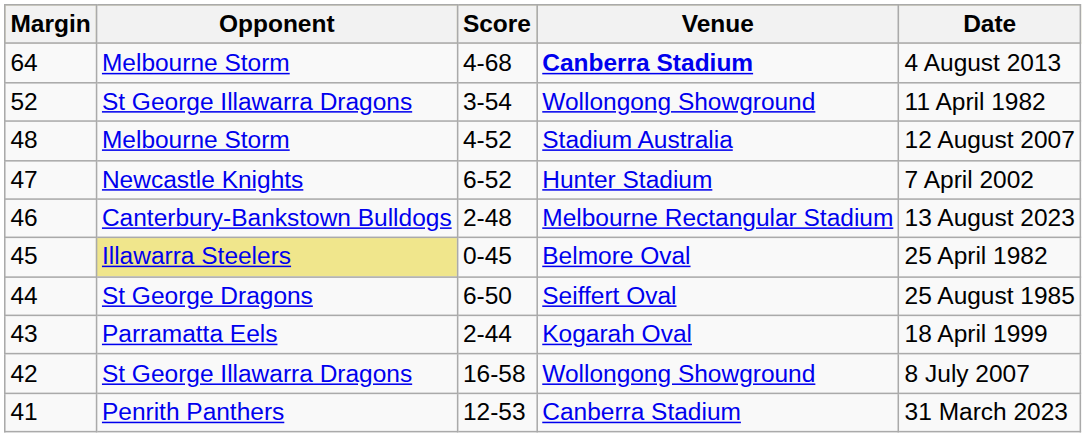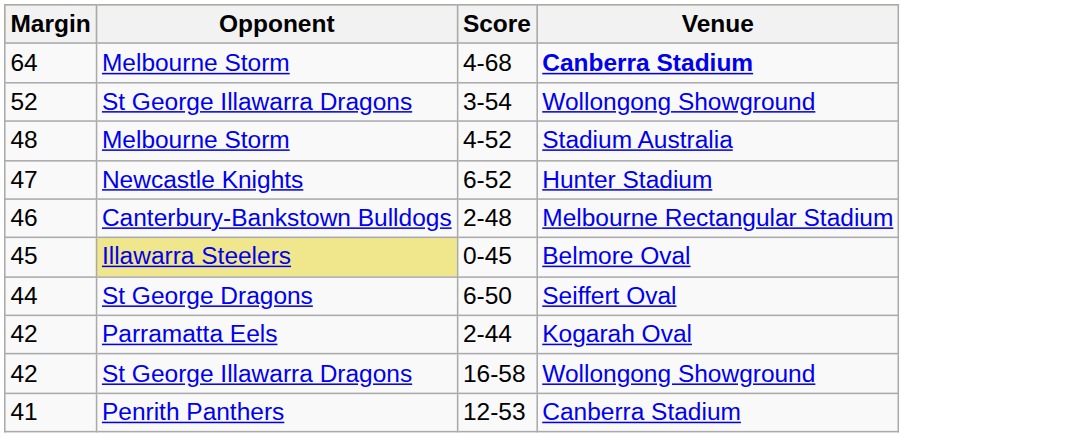- column: (990, 23)
(24, 334) 43 -> (24, 334) 42
